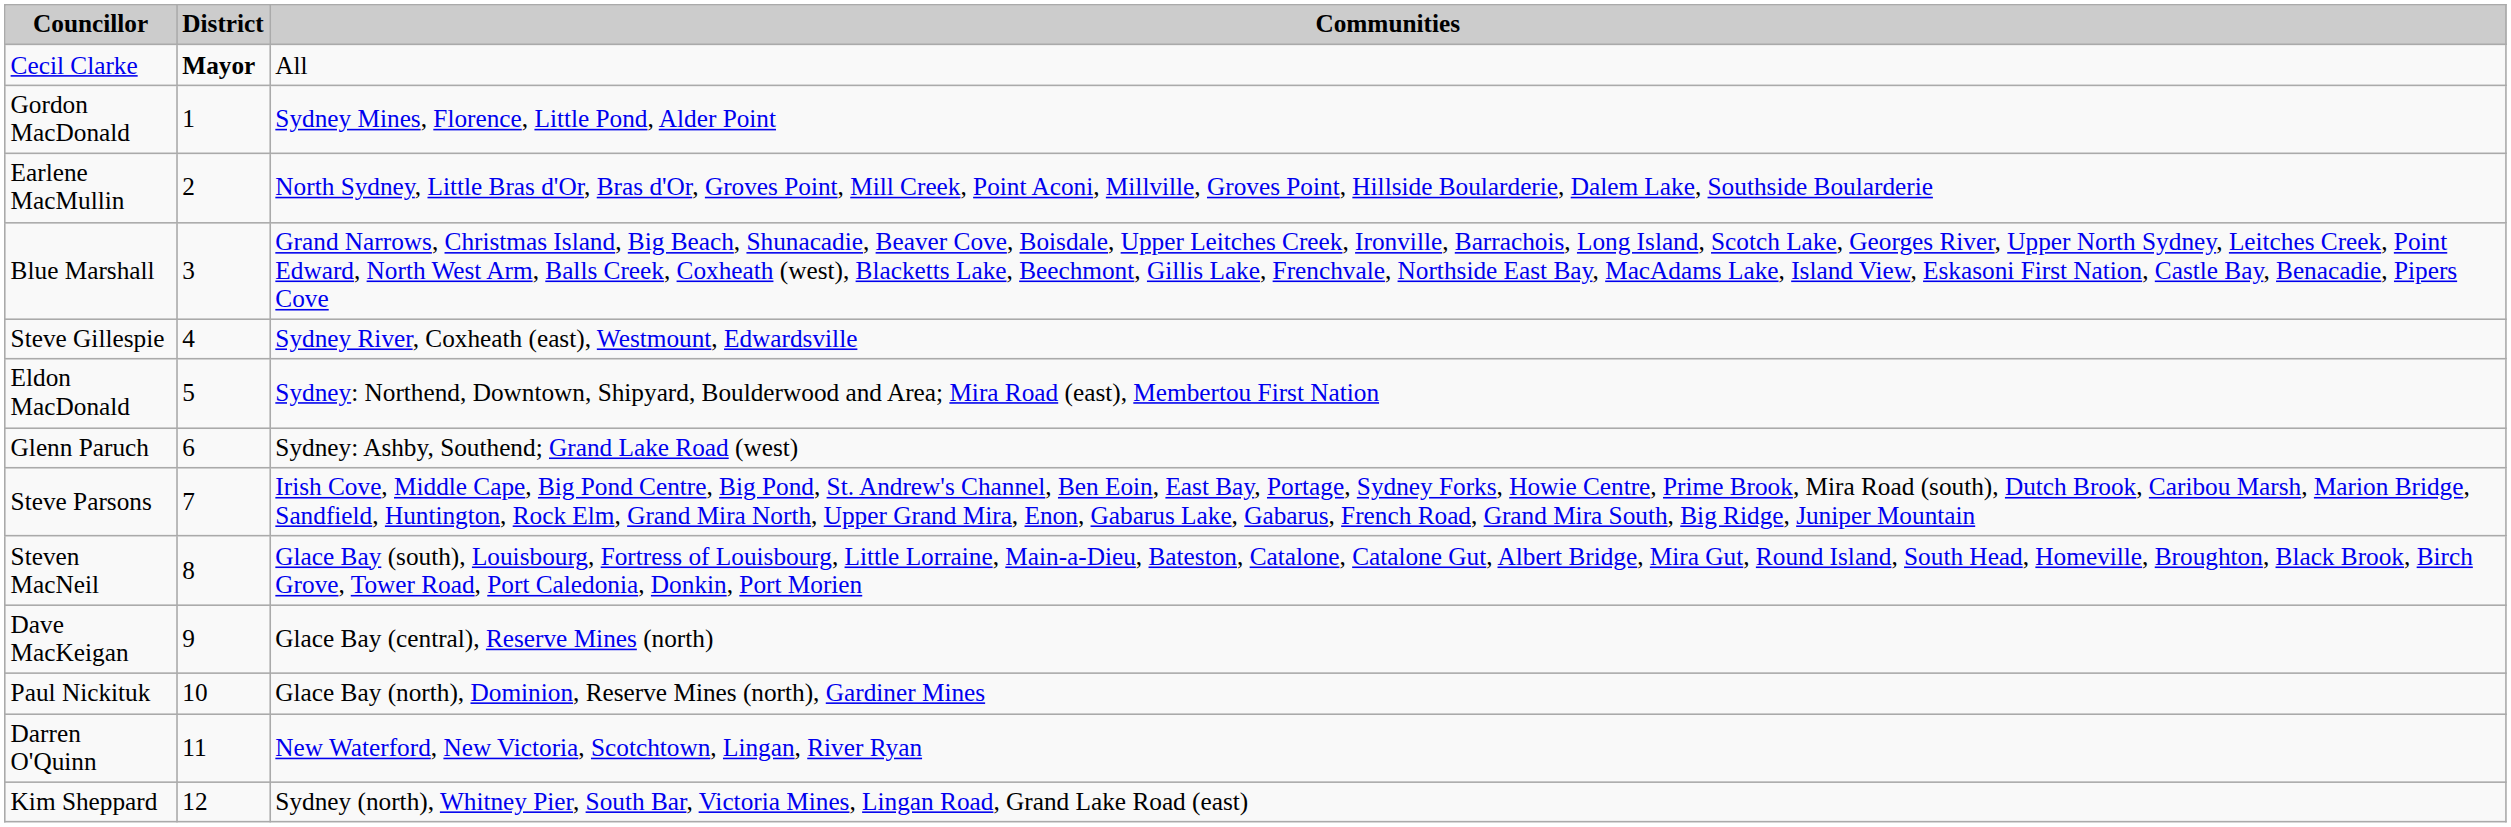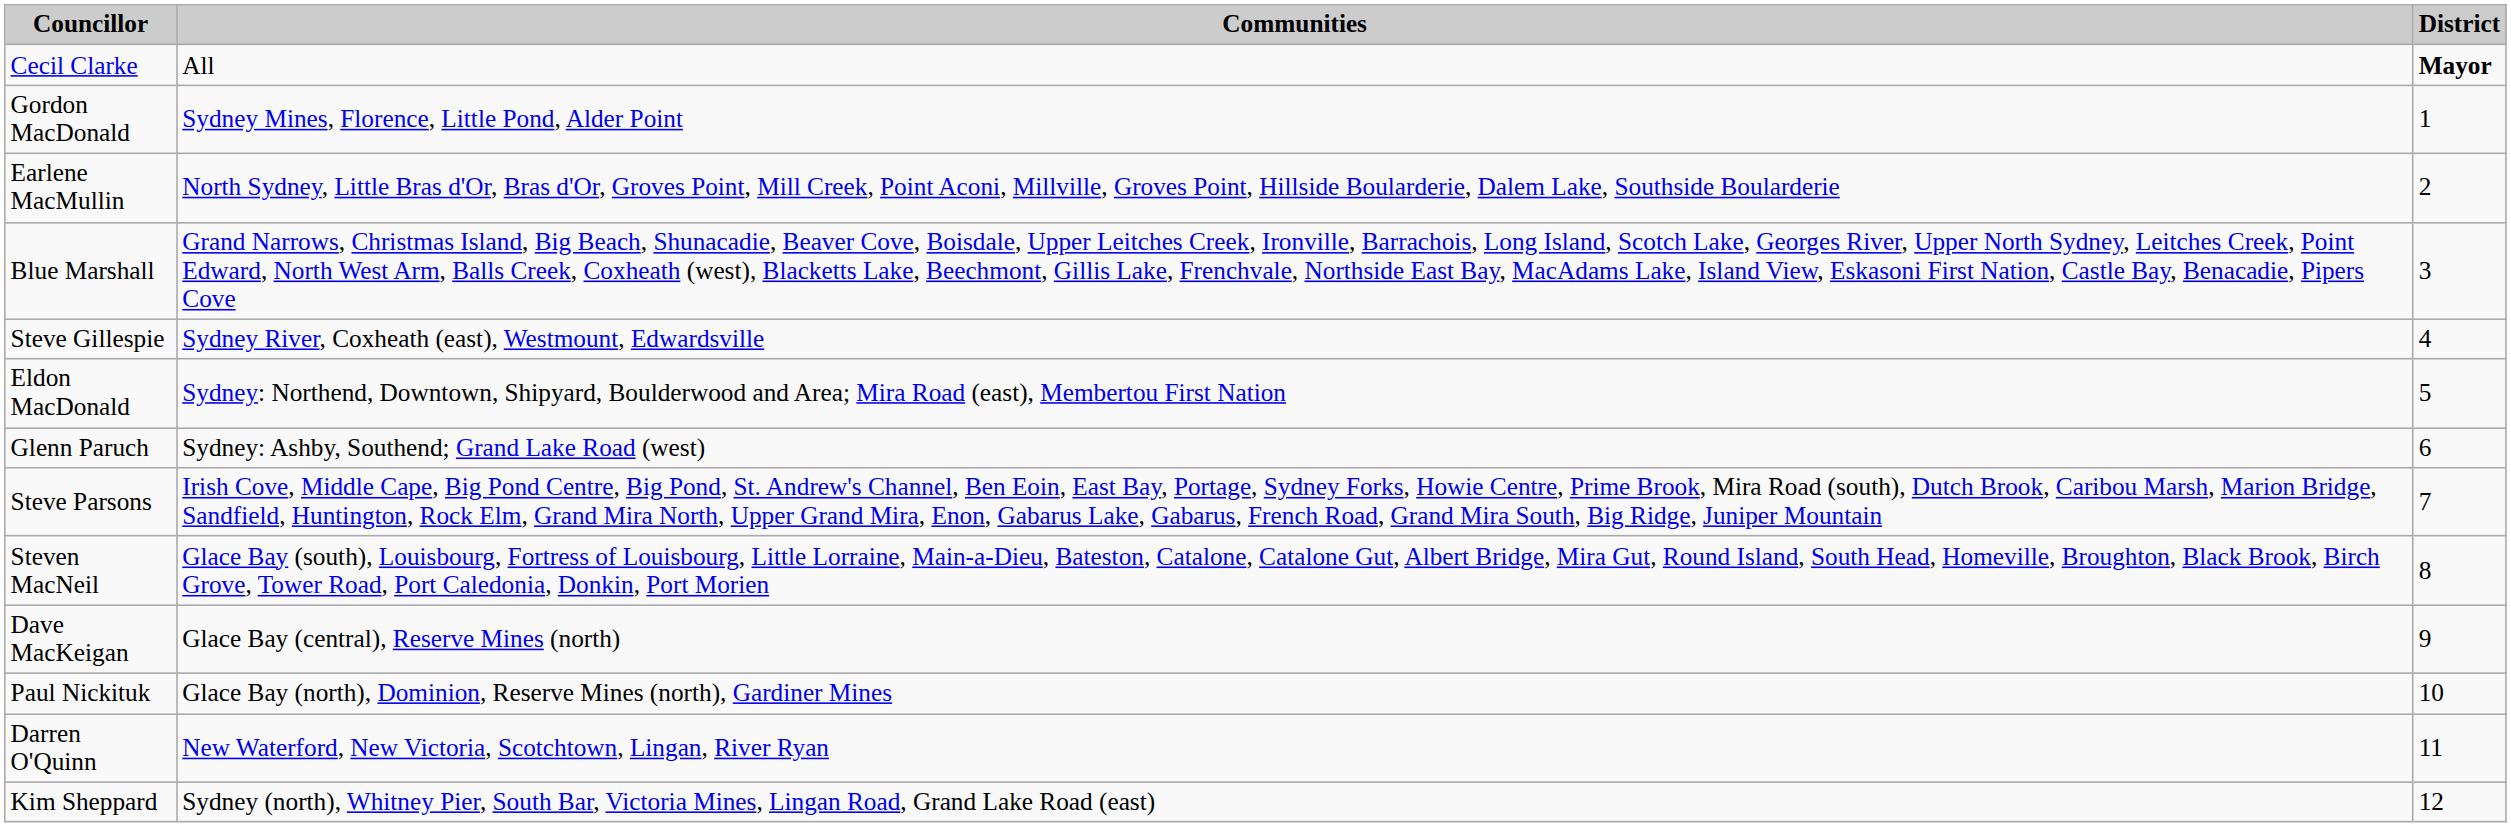columns swapped: (223, 24) <-> (1388, 24)
